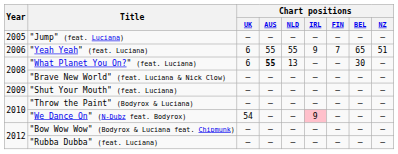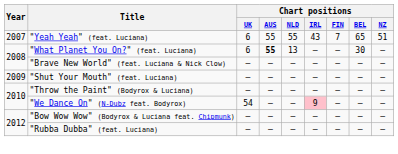- row: (77, 37)
(16, 50) 2006 -> (16, 37) 2007
(315, 50) 9 -> (315, 37) 43
